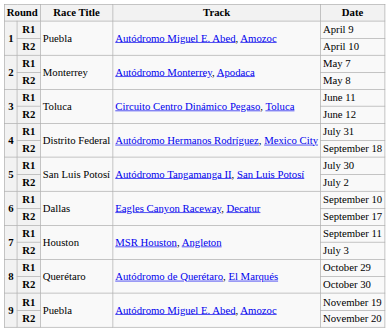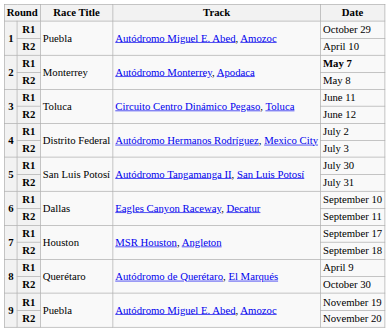(338, 30) April 9 -> (347, 30) October 29
(337, 64) normal -> (337, 64) bold
(339, 132) July 31 -> (336, 132) July 2
(353, 149) September 18 -> (336, 149) July 3
(336, 183) July 2 -> (339, 183) July 31
(353, 217) September 17 -> (352, 217) September 11
(352, 234) September 11 -> (353, 234) September 17
(336, 251) July 3 -> (353, 251) September 18
(347, 268) October 29 -> (338, 268) April 9
